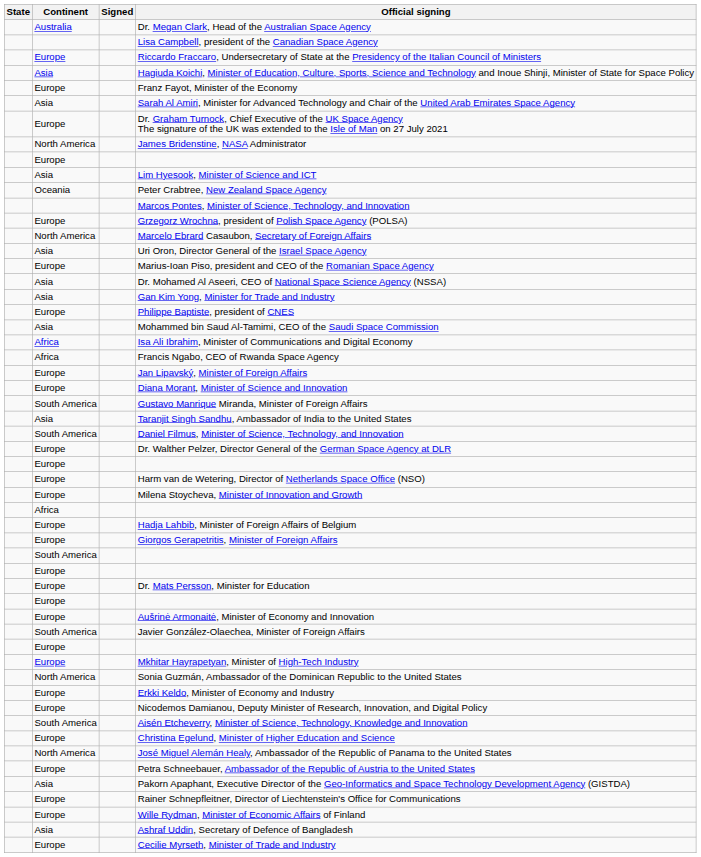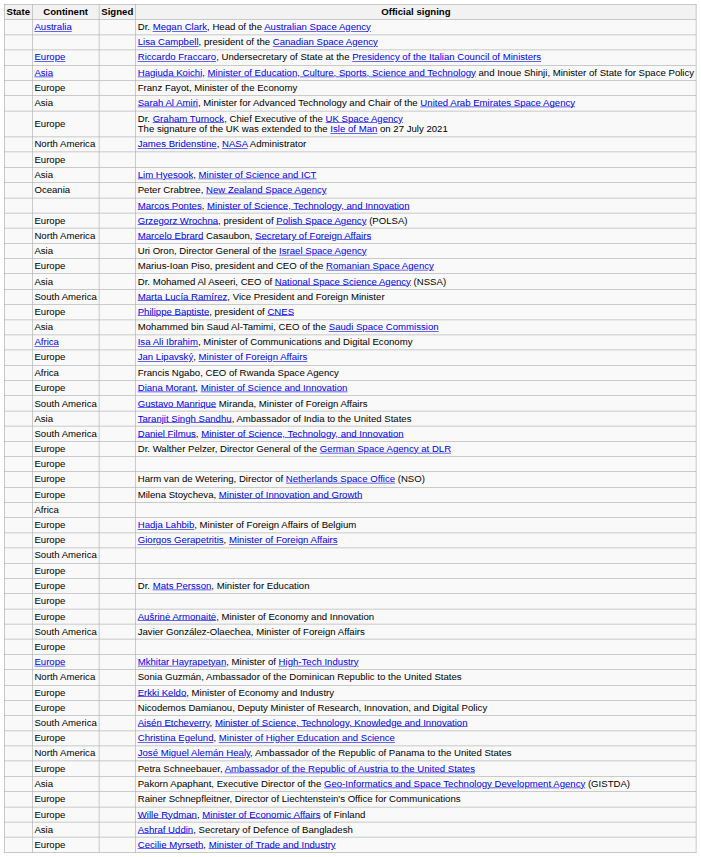- row: (44, 296)
+ row: (66, 296)
rows swapped: (47, 357) <-> (50, 373)
